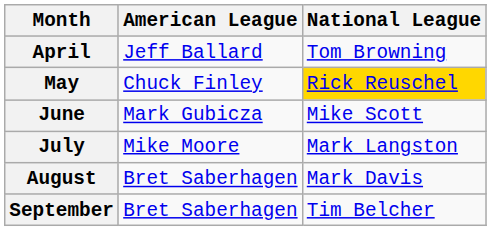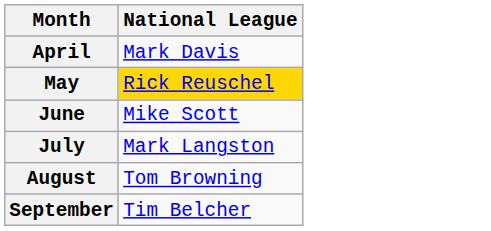- column: (210, 21)
(377, 52) Tom Browning -> (181, 52) Mark Davis
(365, 178) Mark Davis -> (193, 178) Tom Browning
